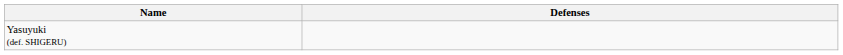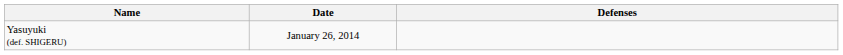+ column: (323, 12)
